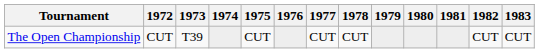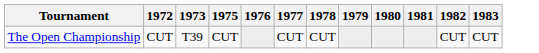- column: (225, 15)
